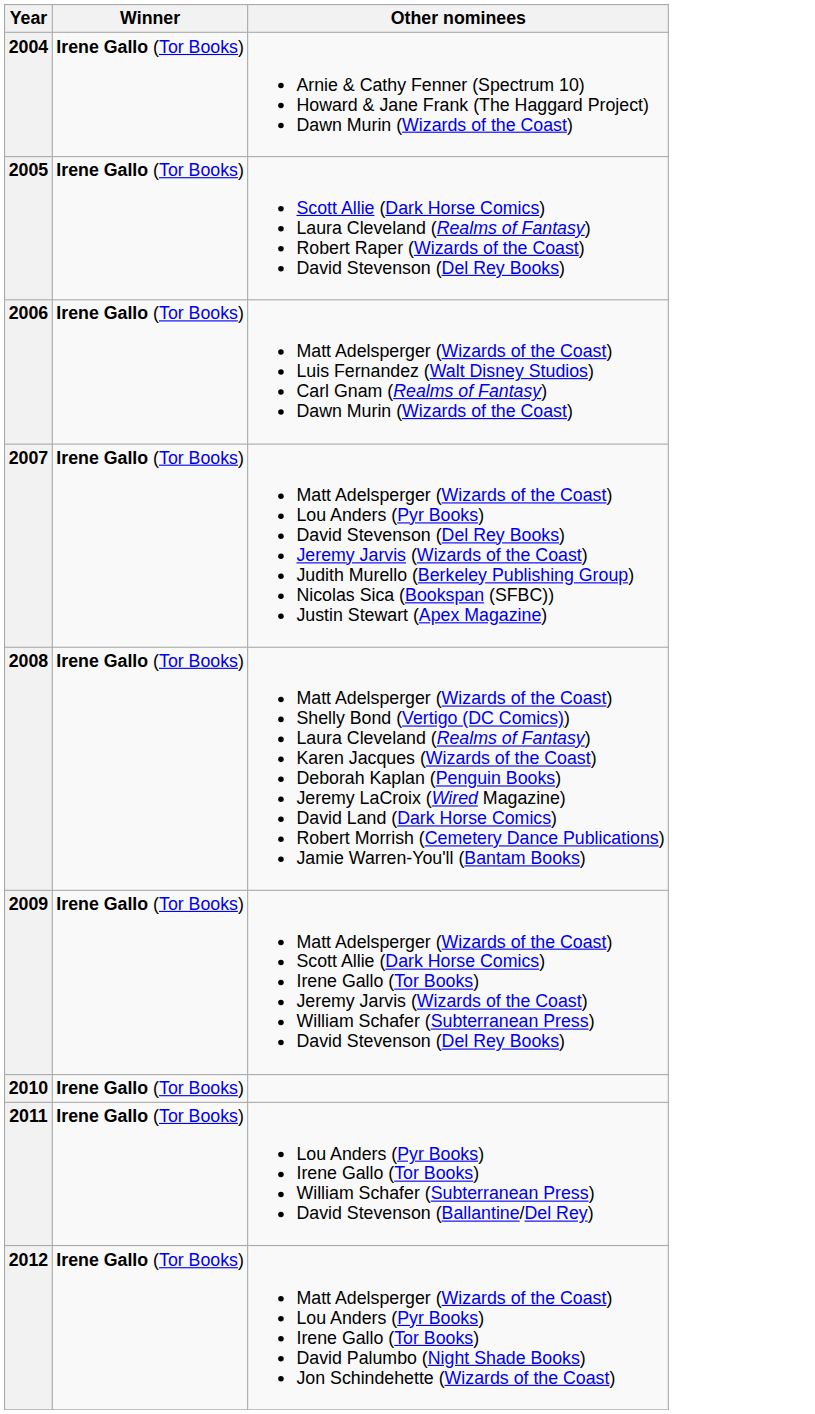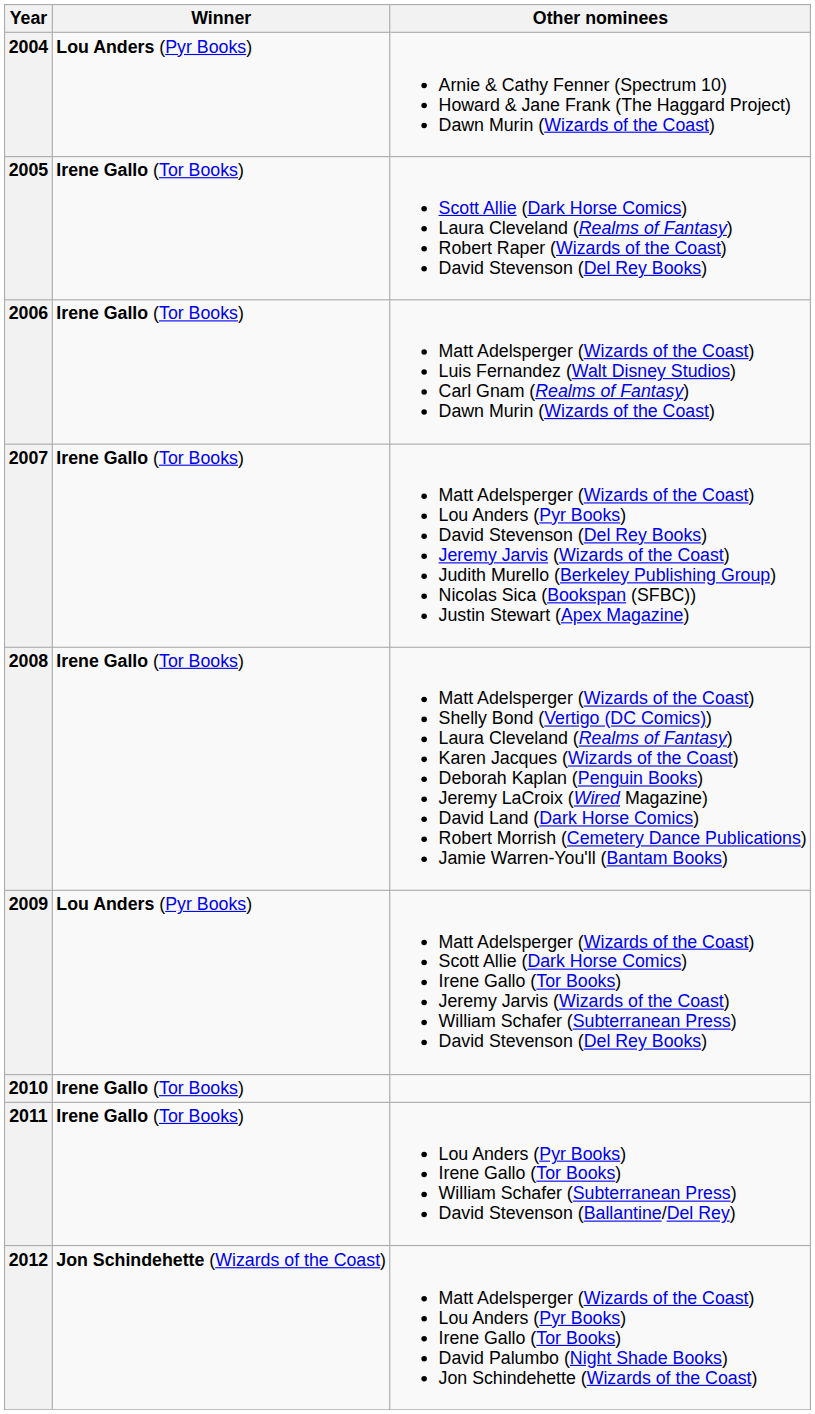(150, 46) Irene Gallo (Tor Books) -> (154, 46) Lou Anders (Pyr Books)
(150, 904) Irene Gallo (Tor Books) -> (154, 904) Lou Anders (Pyr Books)
(150, 1259) Irene Gallo (Tor Books) -> (221, 1259) Jon Schindehette (Wizards of the Coast)
